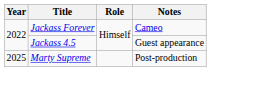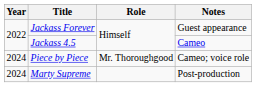(149, 27) Cameo -> (212, 27) Guest appearance
(169, 43) Guest appearance -> (191, 43) Cameo
+ row: (59, 58)
(16, 58) 2025 -> (16, 74) 2024
